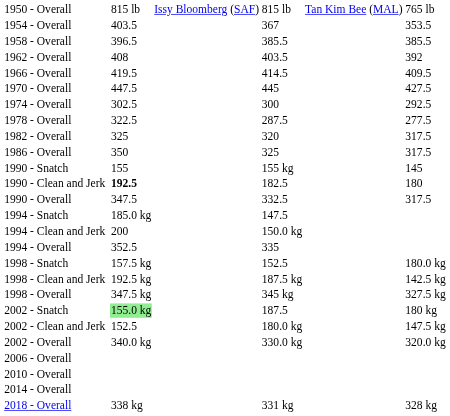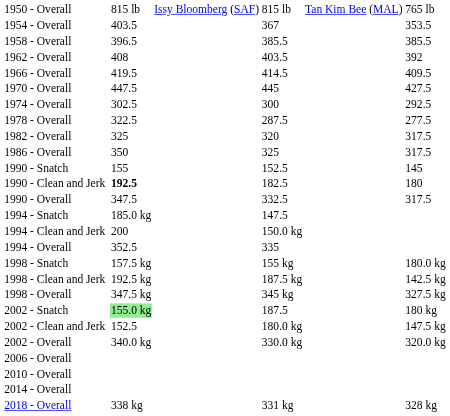(278, 168) 155 kg -> (275, 168) 152.5
(275, 263) 152.5 -> (278, 263) 155 kg
